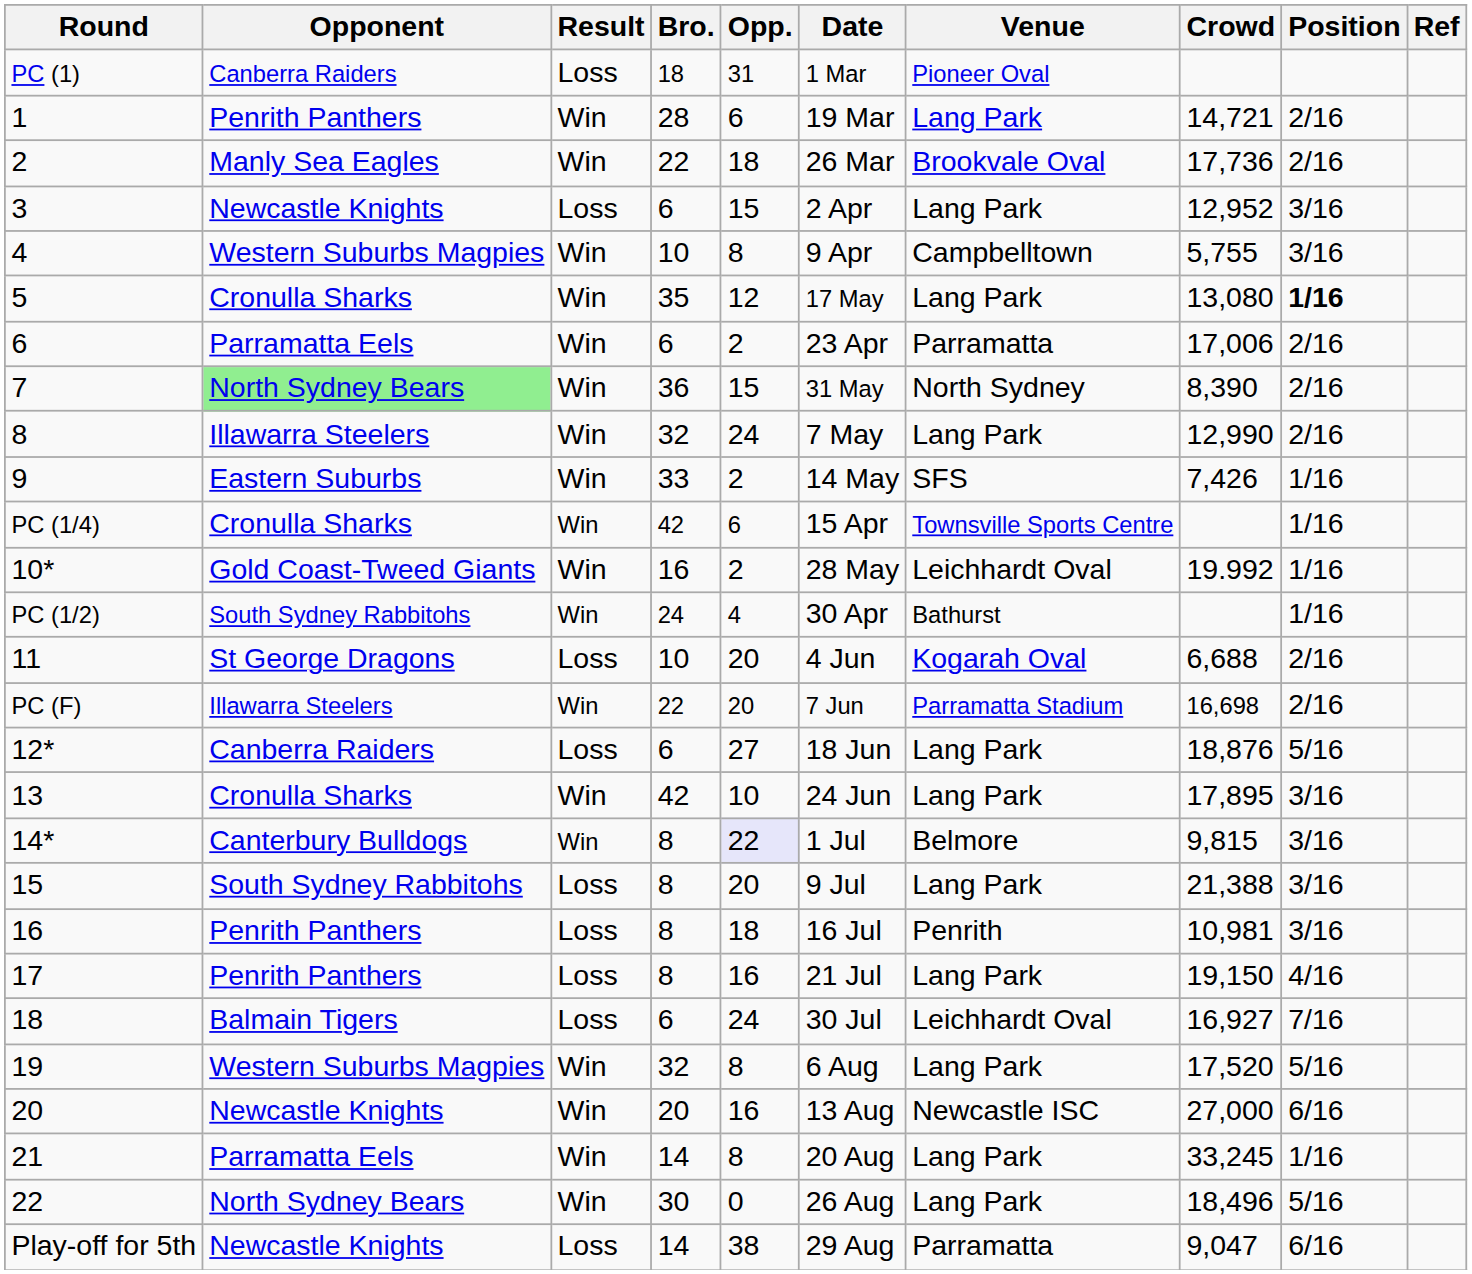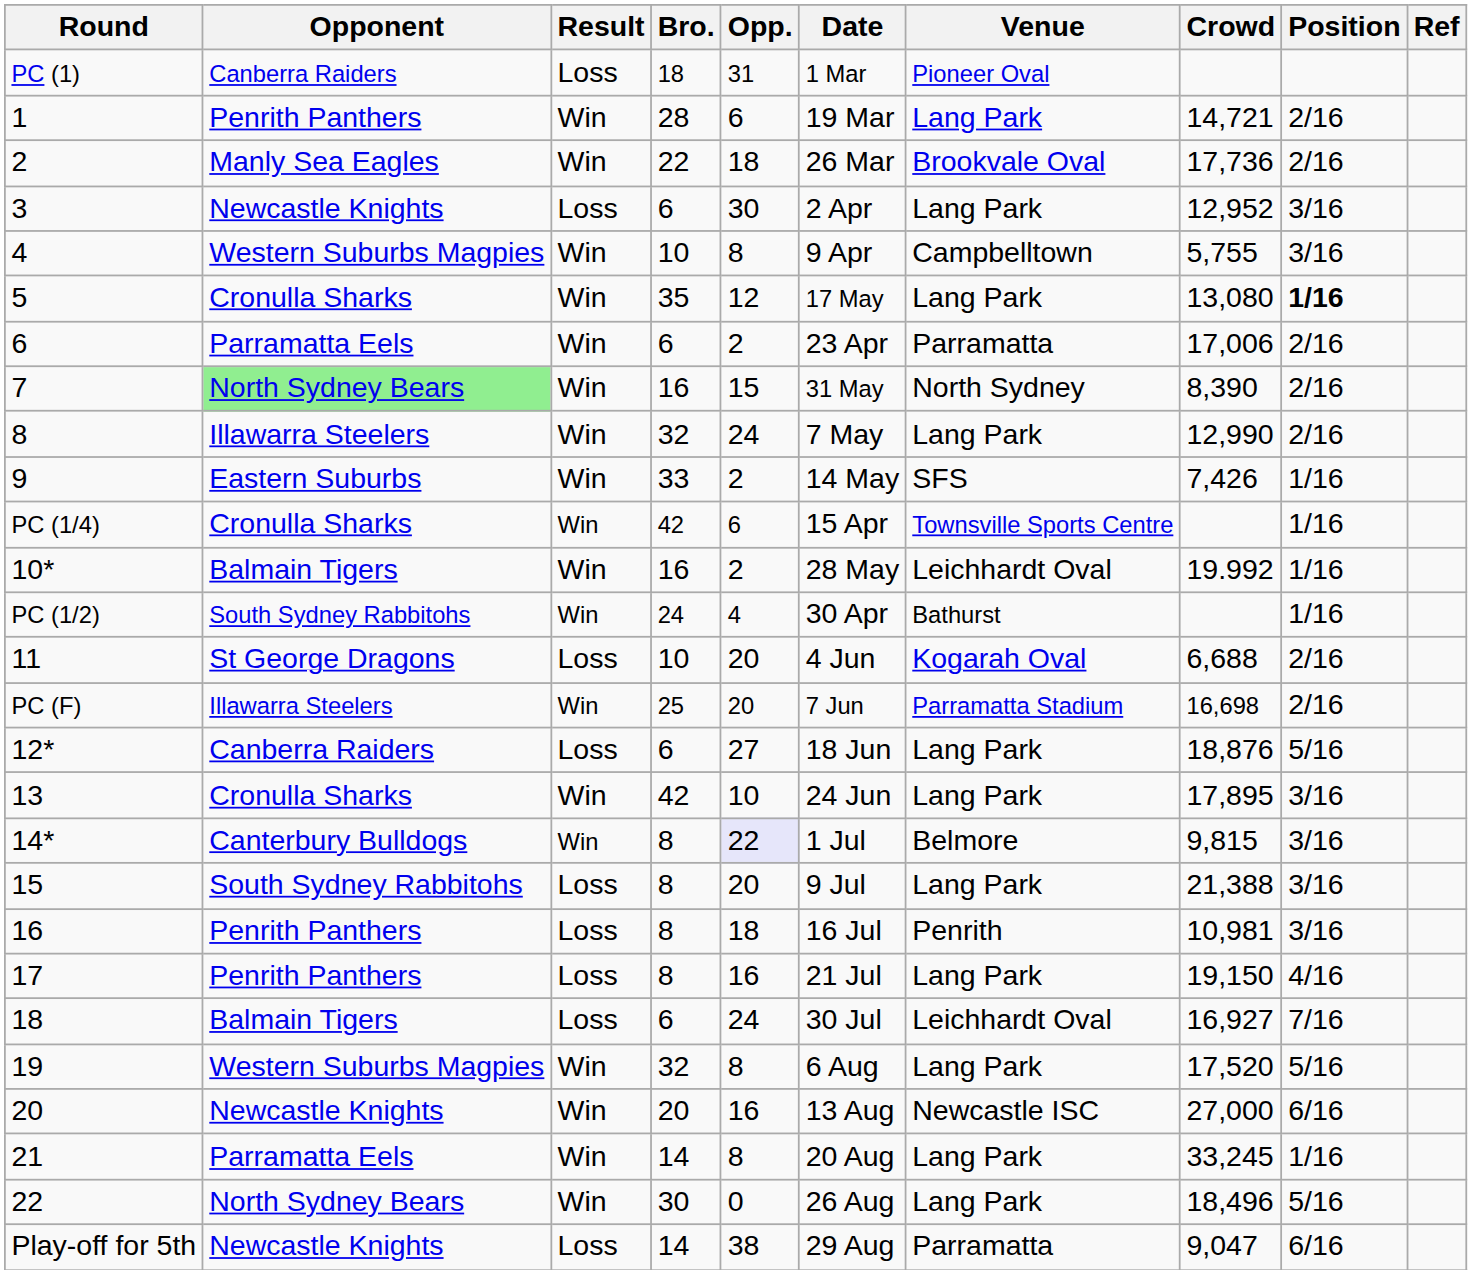(744, 207) 15 -> (744, 207) 30
(674, 388) 36 -> (674, 388) 16
(372, 569) Gold Coast-Tweed Giants -> (303, 569) Balmain Tigers
(671, 706) 22 -> (671, 706) 25
